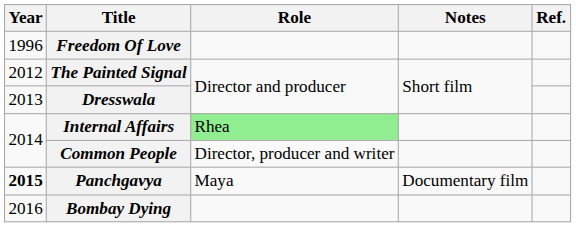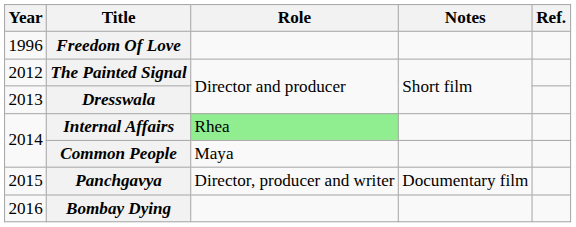(294, 153) Director, producer and writer -> (214, 153) Maya
(26, 180) bold -> (26, 180) normal
(214, 180) Maya -> (294, 180) Director, producer and writer
